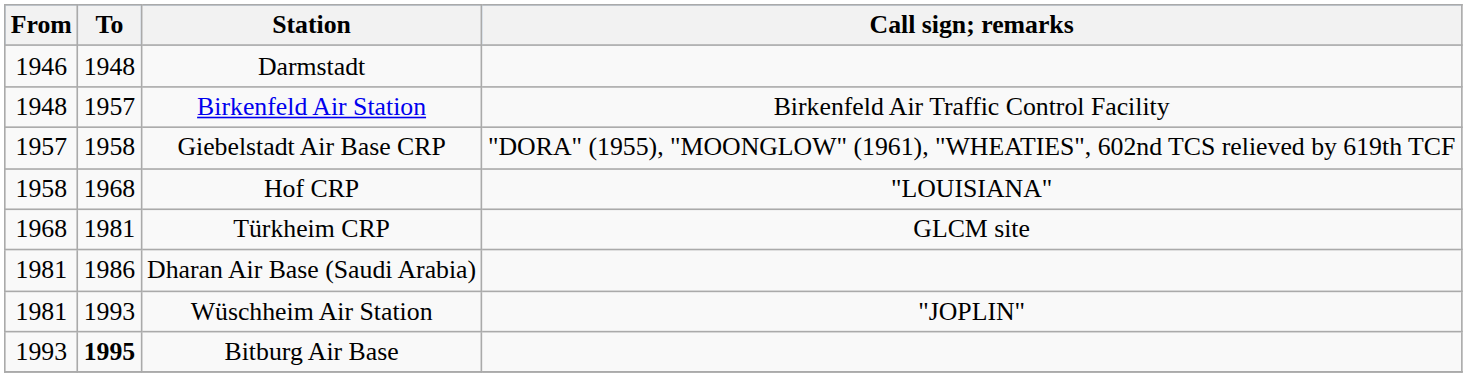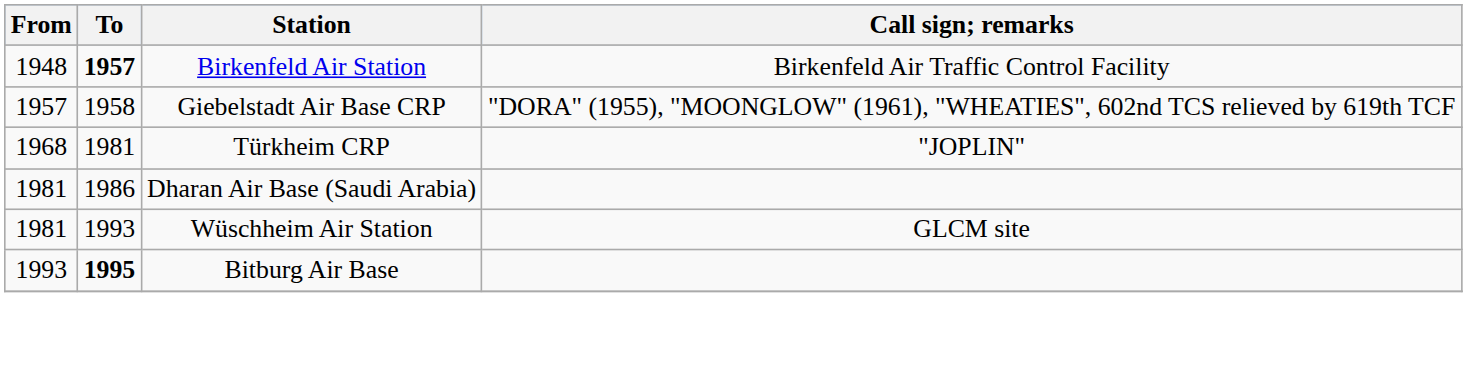- row: (312, 65)
(109, 106) normal -> (109, 65) bold
- row: (312, 188)
(972, 229) GLCM site -> (972, 147) "JOPLIN"
(972, 310) "JOPLIN" -> (972, 229) GLCM site
